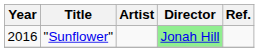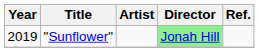(22, 36) 2016 -> (22, 36) 2019
